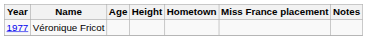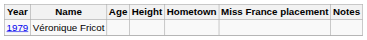(17, 27) 1977 -> (17, 27) 1979
